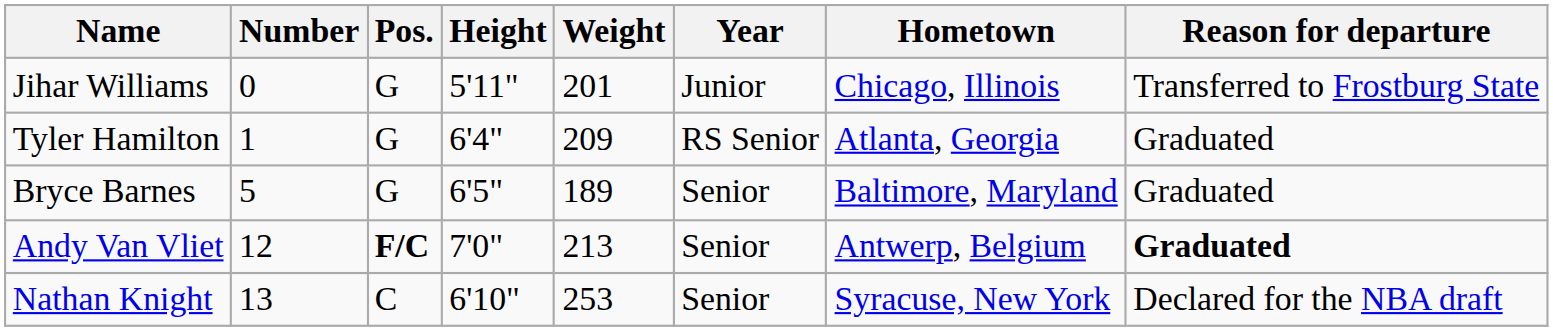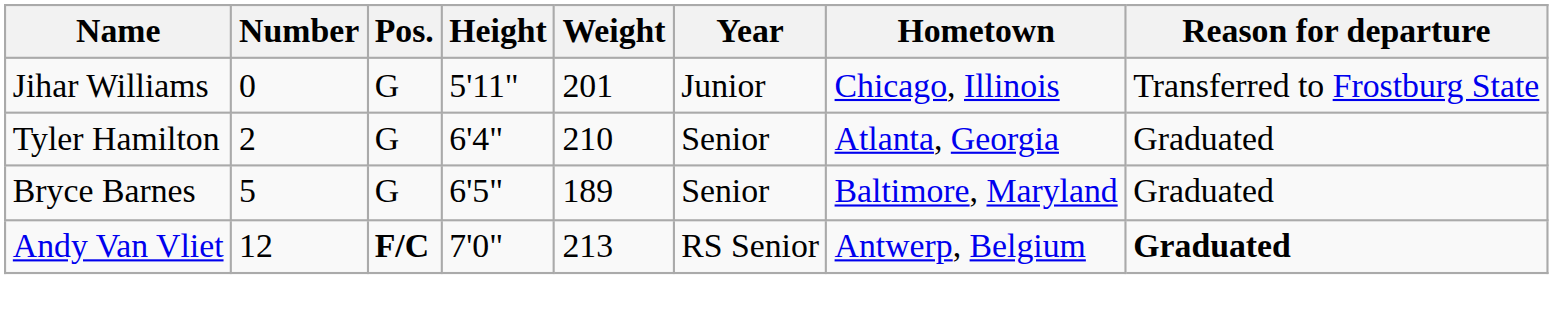(248, 138) 1 -> (248, 138) 2
(588, 138) 209 -> (588, 138) 210
(750, 138) RS Senior -> (725, 138) Senior
(725, 245) Senior -> (750, 245) RS Senior
- row: (113, 298)
